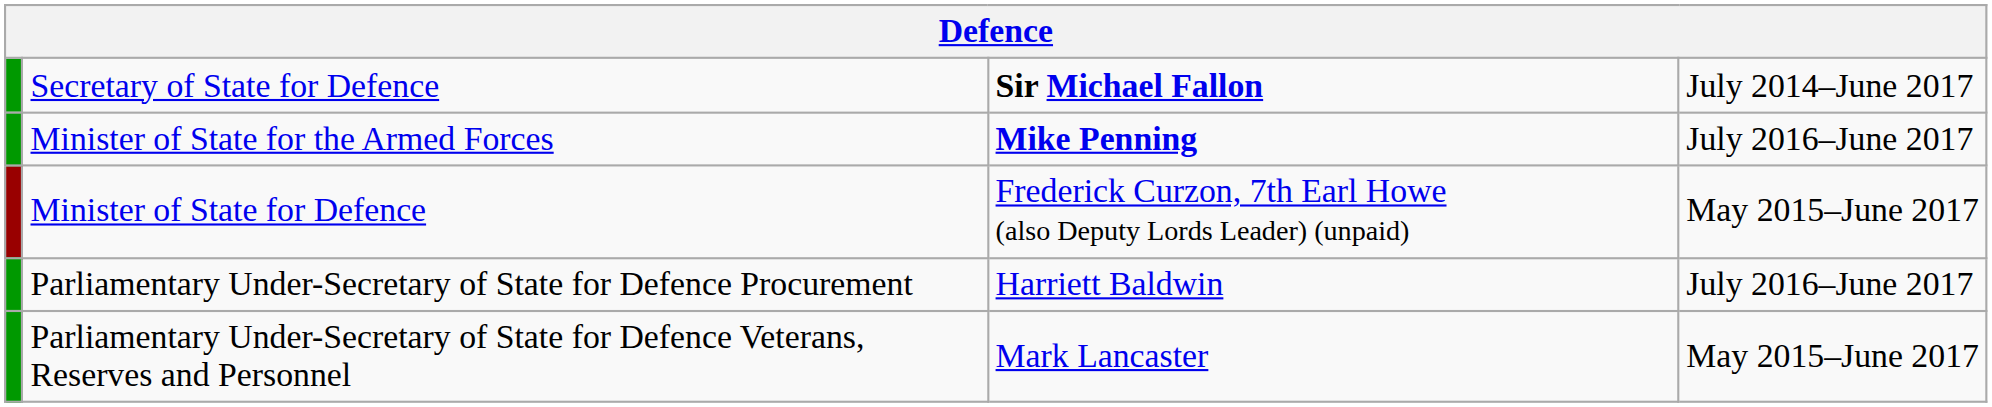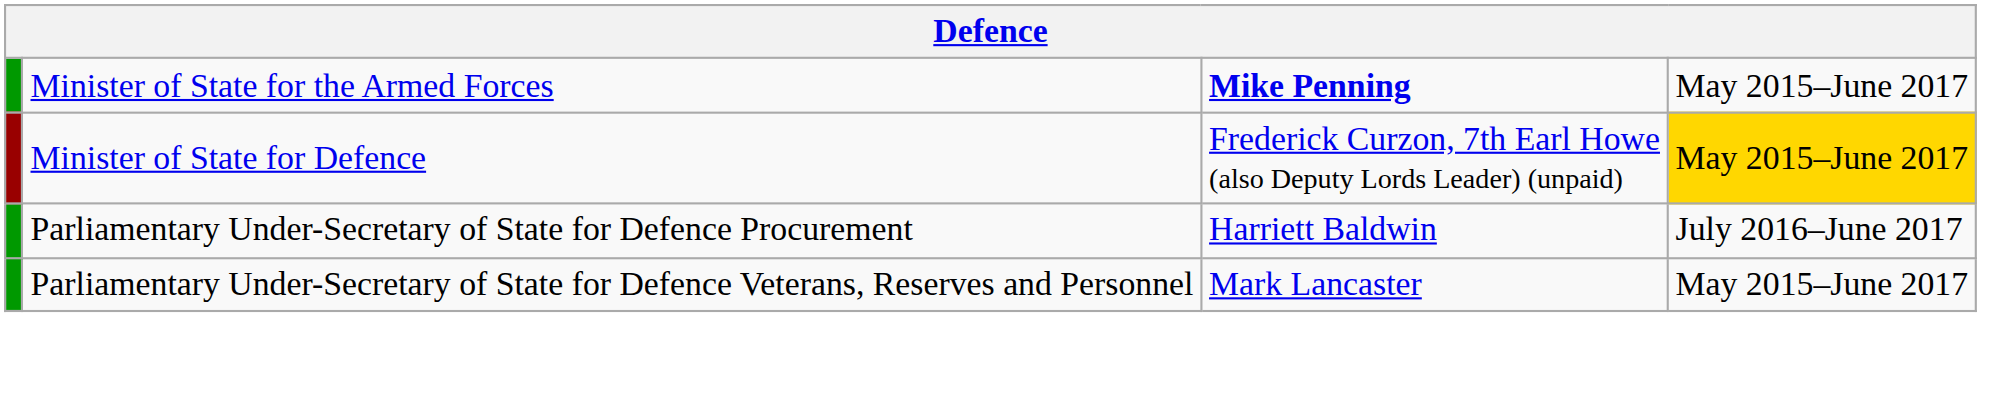- row: (235, 84)
(1830, 138) July 2016–June 2017 -> (1822, 84) May 2015–June 2017
(1833, 210) no background -> (1822, 157) gold background
